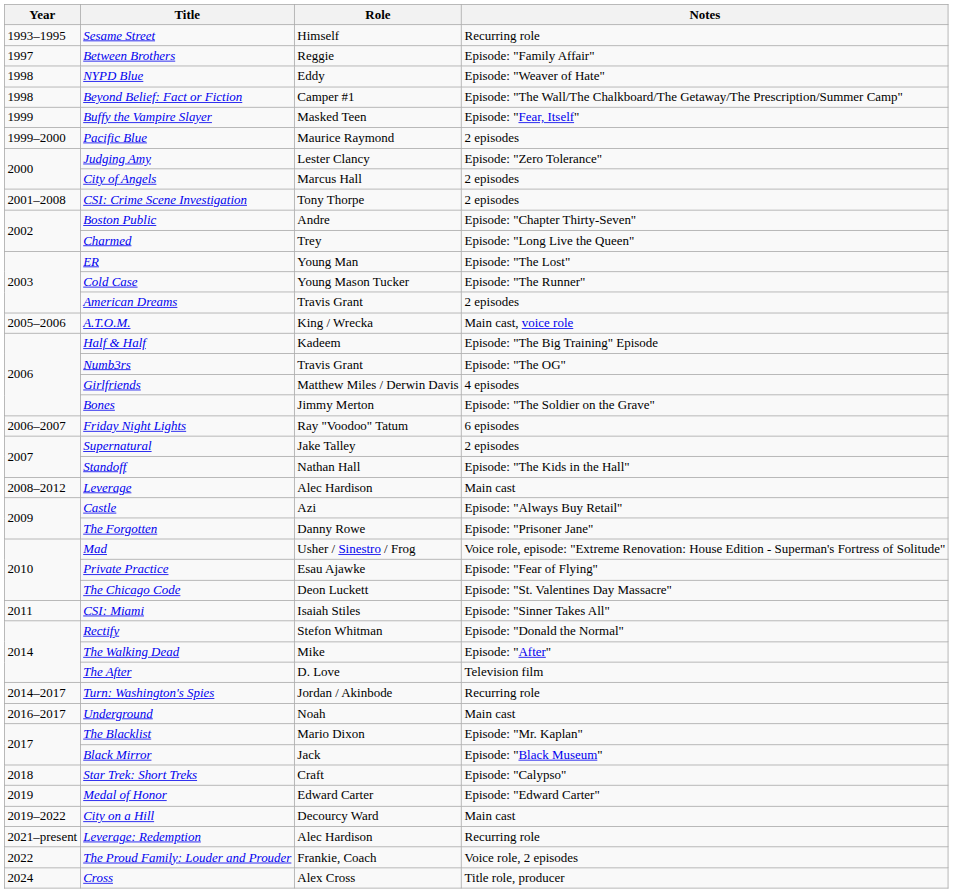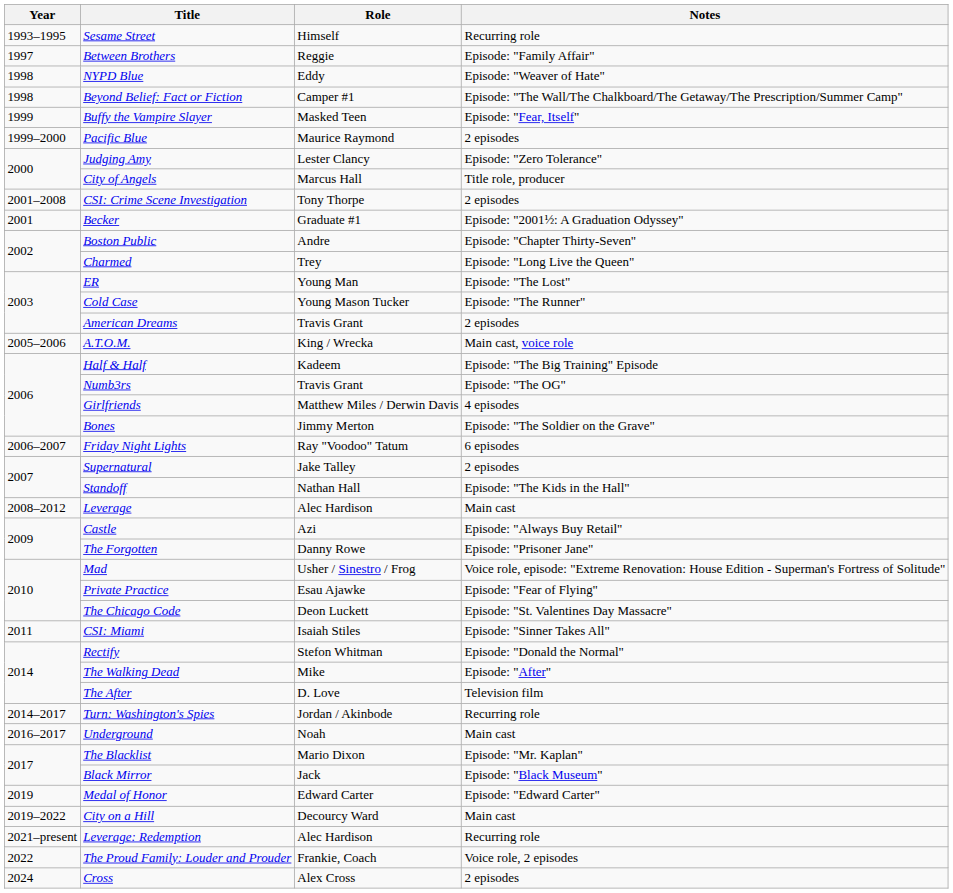(492, 179) 2 episodes -> (515, 179) Title role, producer
+ row: (101, 220)
- row: (140, 775)
(515, 878) Title role, producer -> (492, 878) 2 episodes
